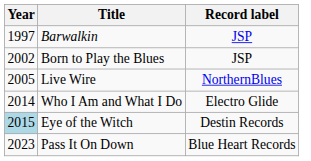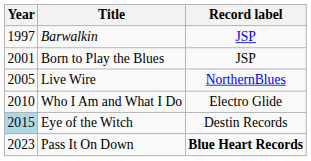(21, 58) 2002 -> (21, 58) 2001
(21, 101) 2014 -> (21, 101) 2010
(242, 144) normal -> (246, 144) bold
